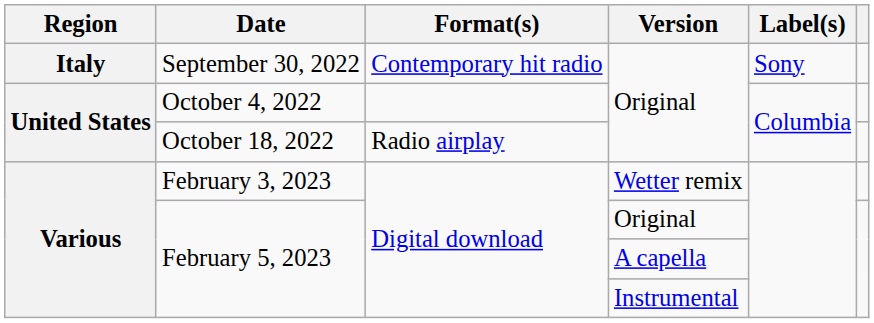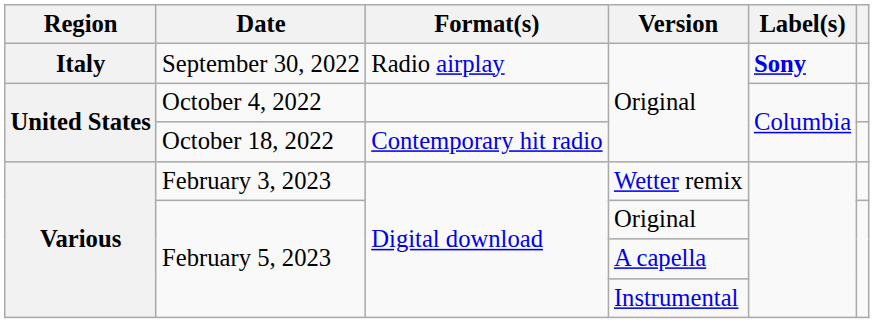(487, 63) Contemporary hit radio -> (438, 63) Radio airplay
(779, 63) normal -> (780, 63) bold
(438, 141) Radio airplay -> (487, 141) Contemporary hit radio
